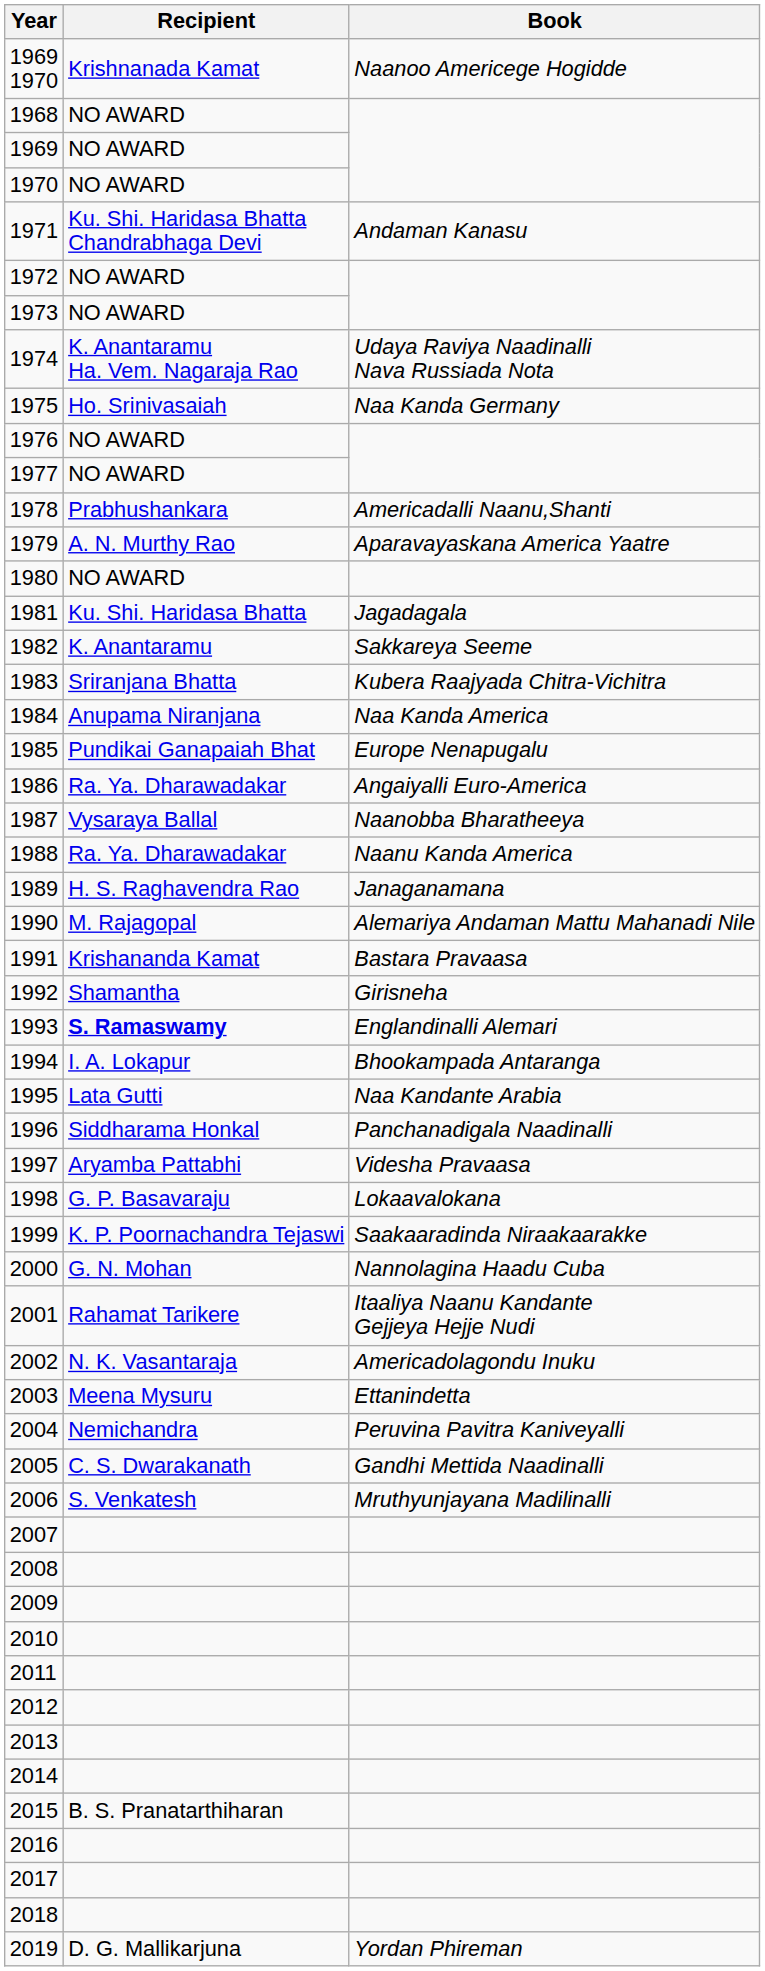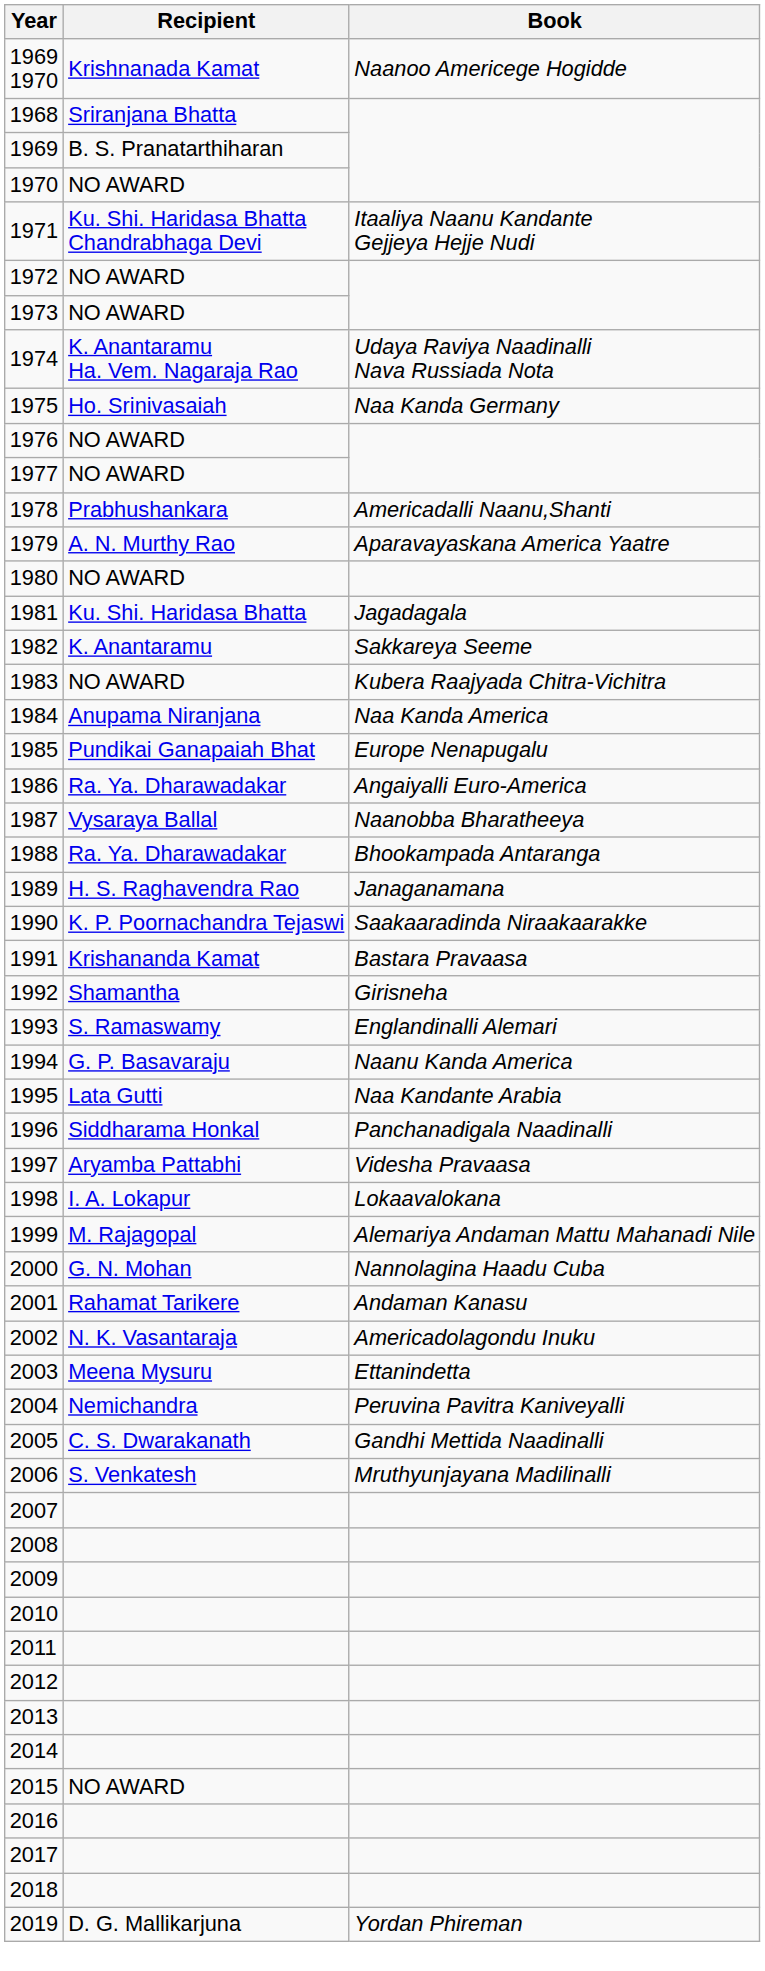(127, 115) NO AWARD -> (152, 115) Sriranjana Bhatta
(127, 149) NO AWARD -> (176, 149) B. S. Pranatarthiharan
(441, 231) Andaman Kanasu -> (474, 231) Itaaliya Naanu Kandante Gejjeya Hejje Nudi
(152, 681) Sriranjana Bhatta -> (127, 681) NO AWARD
(463, 854) Naanu Kanda America -> (477, 854) Bhookampada Antaranga
(132, 923) M. Rajagopal -> (206, 923) K. P. Poornachandra Tejaswi
(555, 923) Alemariya Andaman Mattu Mahanadi Nile -> (501, 923) Saakaaradinda Niraakaarakke
(147, 1026) bold -> (144, 1026) normal
(129, 1061) I. A. Lokapur -> (149, 1061) G. P. Basavaraju
(477, 1061) Bhookampada Antaranga -> (463, 1061) Naanu Kanda America
(149, 1199) G. P. Basavaraju -> (129, 1199) I. A. Lokapur
(206, 1234) K. P. Poornachandra Tejaswi -> (132, 1234) M. Rajagopal
(501, 1234) Saakaaradinda Niraakaarakke -> (555, 1234) Alemariya Andaman Mattu Mahanadi Nile
(474, 1315) Itaaliya Naanu Kandante Gejjeya Hejje Nudi -> (441, 1303) Andaman Kanasu
(176, 1810) B. S. Pranatarthiharan -> (127, 1786) NO AWARD
